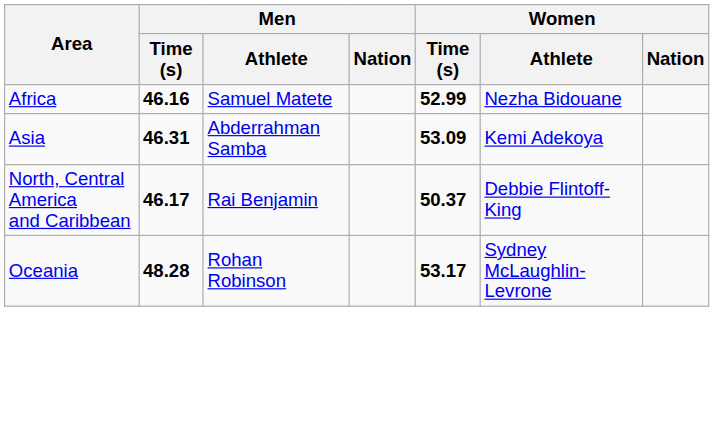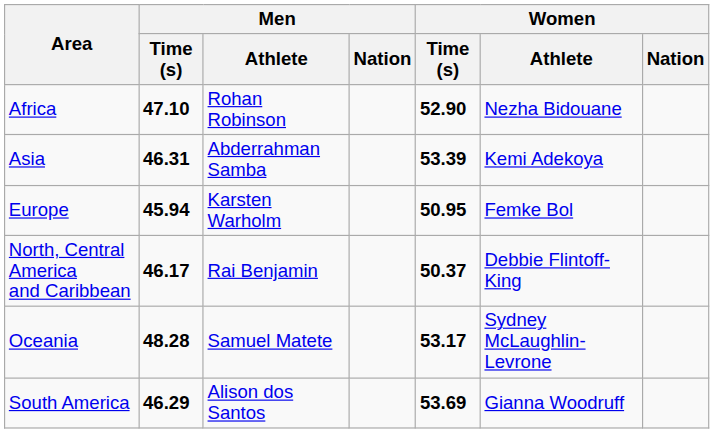(166, 98) 46.16 -> (166, 109) 47.10
(270, 98) Samuel Matete -> (247, 109) Rohan Robinson
(443, 98) 52.99 -> (443, 109) 52.90
(443, 138) 53.09 -> (443, 159) 53.39
+ row: (39, 210)
(247, 270) Rohan Robinson -> (270, 341) Samuel Matete
+ row: (69, 402)
